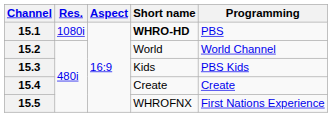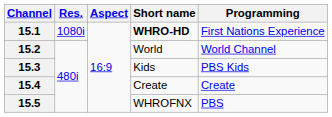(212, 31) PBS -> (263, 31) First Nations Experience
(263, 103) First Nations Experience -> (212, 103) PBS
